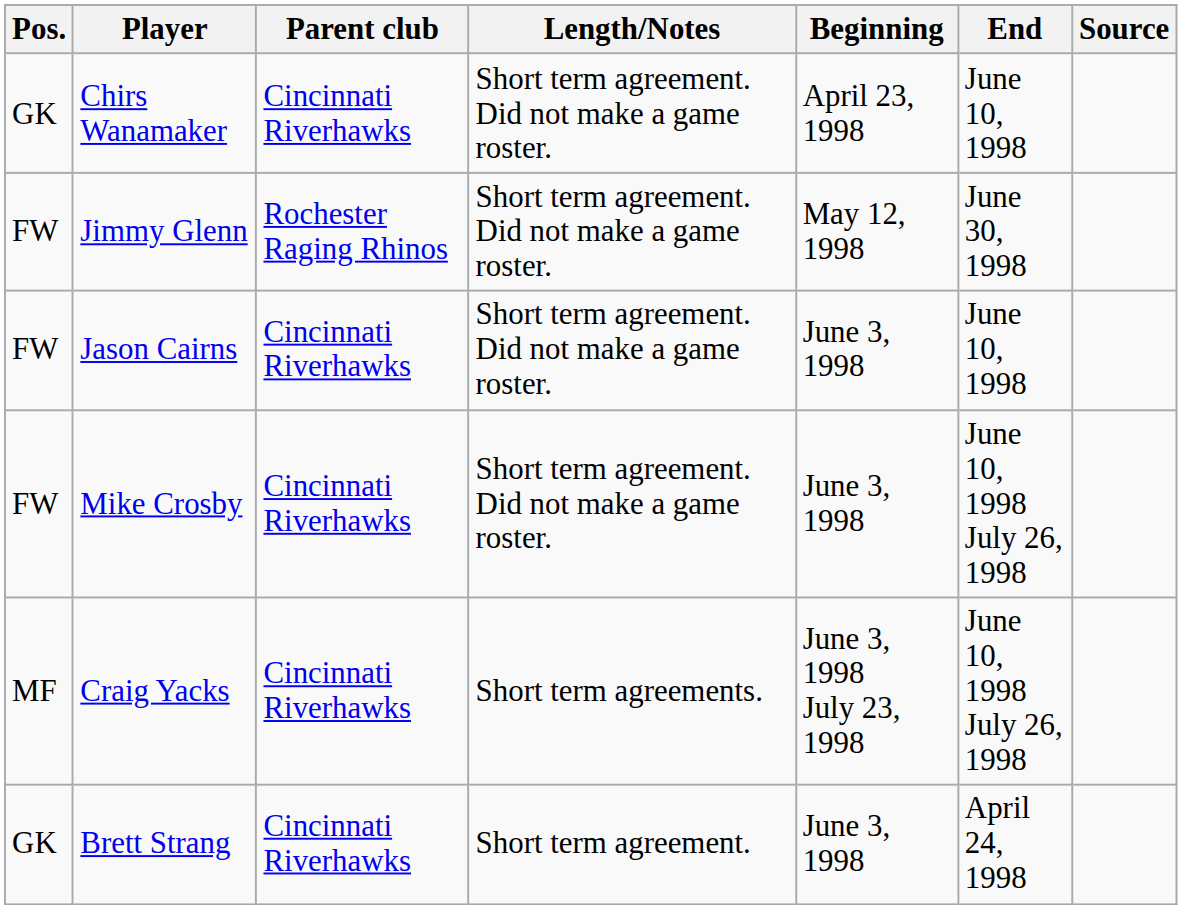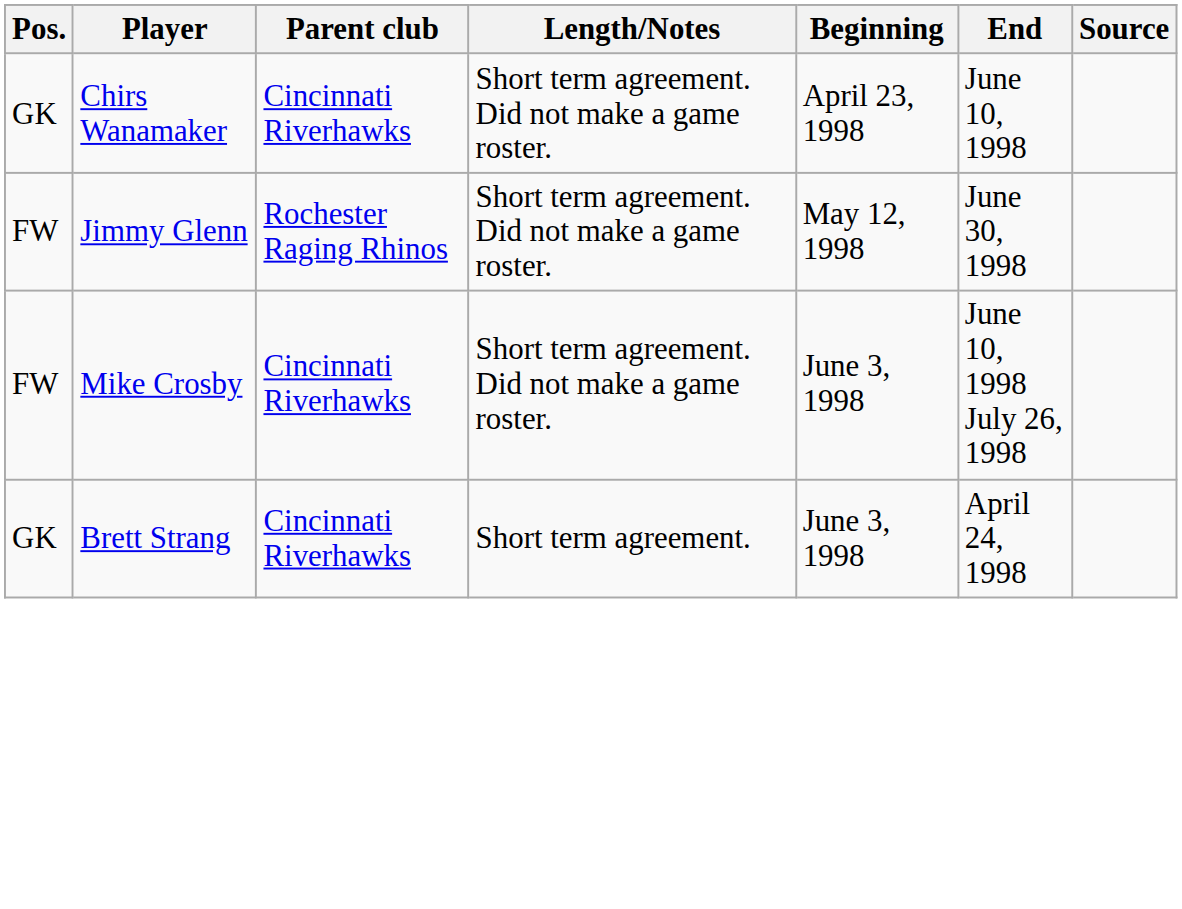- row: (159, 349)
- row: (155, 690)
